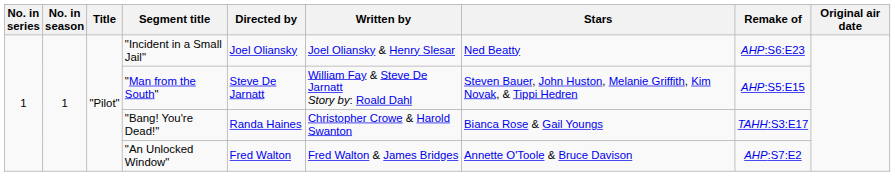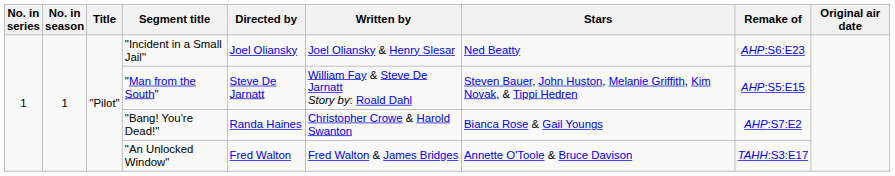(773, 125) TAHH:S3:E17 -> (773, 125) AHP:S7:E2
(773, 155) AHP:S7:E2 -> (773, 155) TAHH:S3:E17
